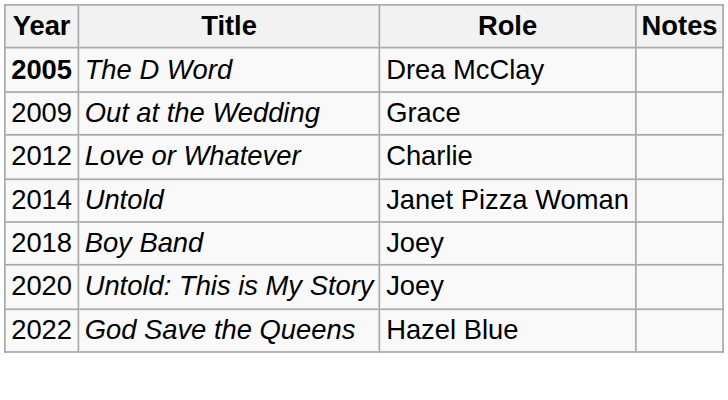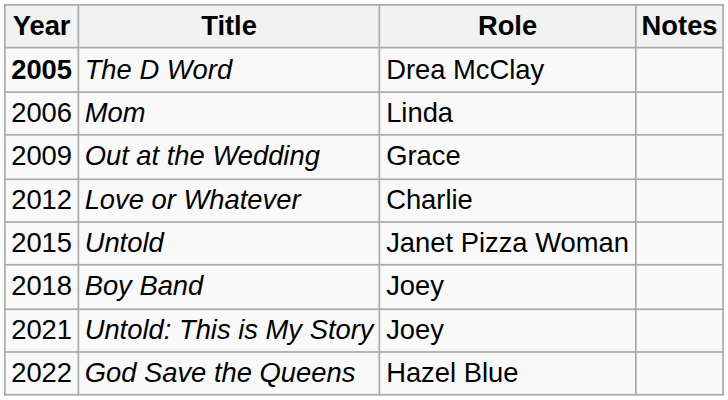+ row: (115, 112)
(42, 199) 2014 -> (42, 243) 2015
(42, 286) 2020 -> (42, 329) 2021
